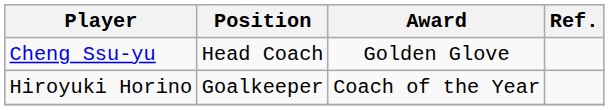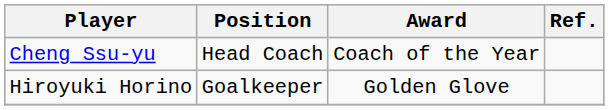(437, 54) Golden Glove -> (437, 54) Coach of the Year
(437, 87) Coach of the Year -> (437, 87) Golden Glove
